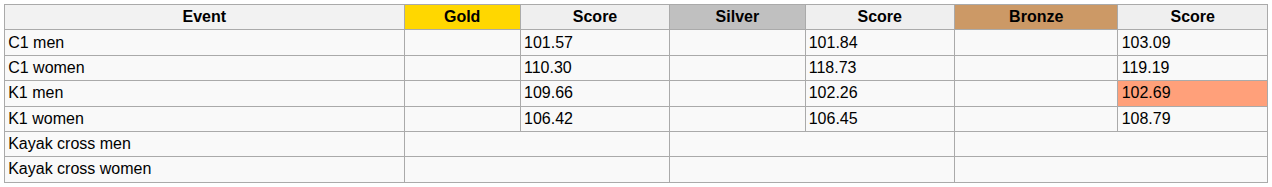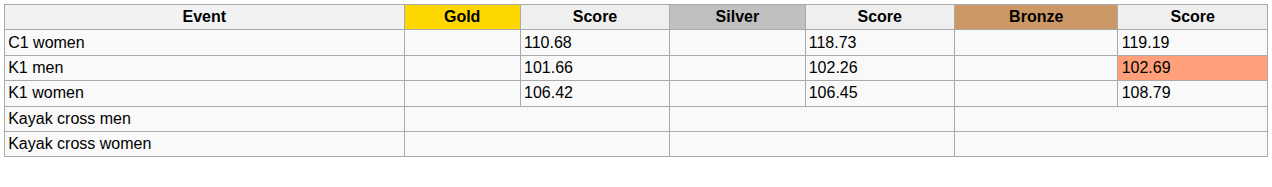- row: (36, 42)
(548, 67) 110.30 -> (548, 42) 110.68
(548, 93) 109.66 -> (548, 67) 101.66
